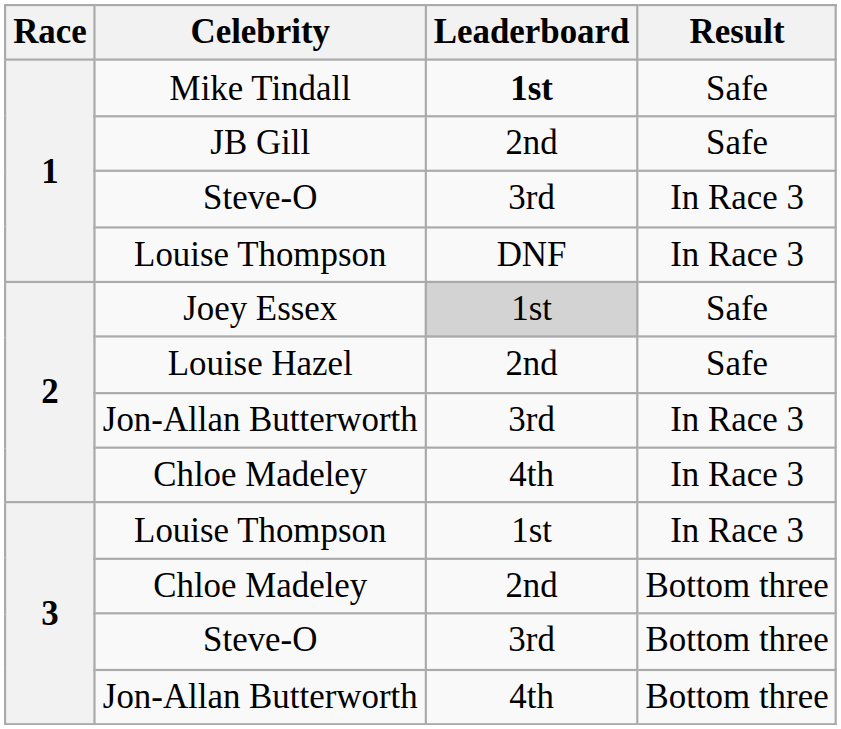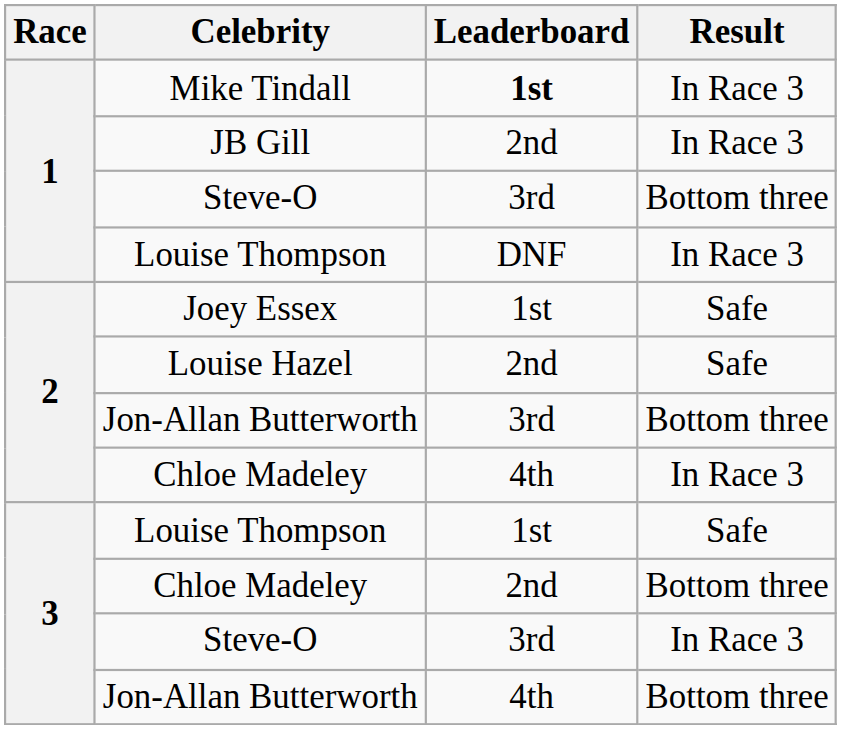(737, 87) Safe -> (737, 87) In Race 3
(737, 142) Safe -> (737, 142) In Race 3
(737, 198) In Race 3 -> (737, 198) Bottom three
(532, 308) lightgrey background -> (532, 308) no background
(737, 419) In Race 3 -> (737, 419) Bottom three
(737, 530) In Race 3 -> (737, 530) Safe
(737, 640) Bottom three -> (737, 640) In Race 3
